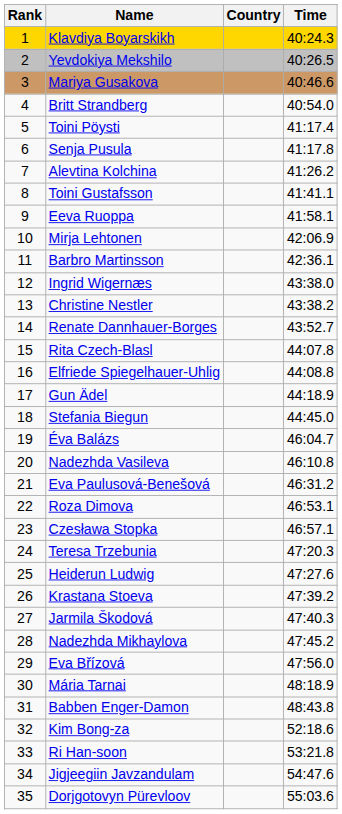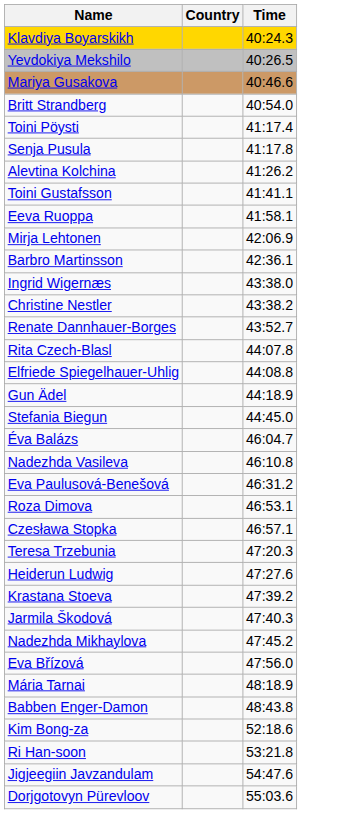- column: (25, 15)
